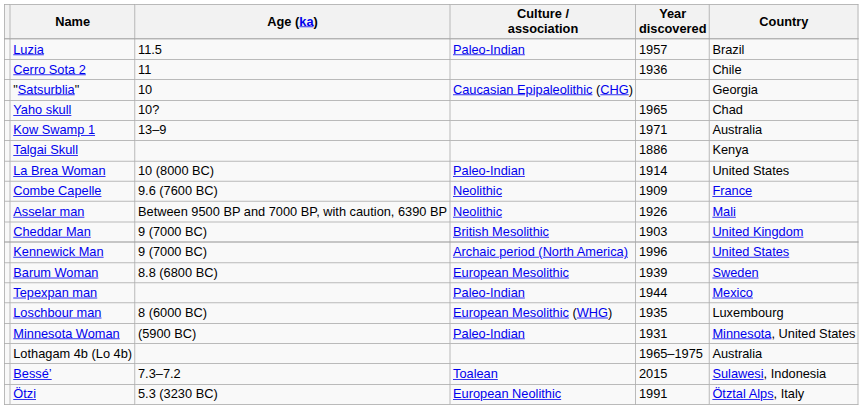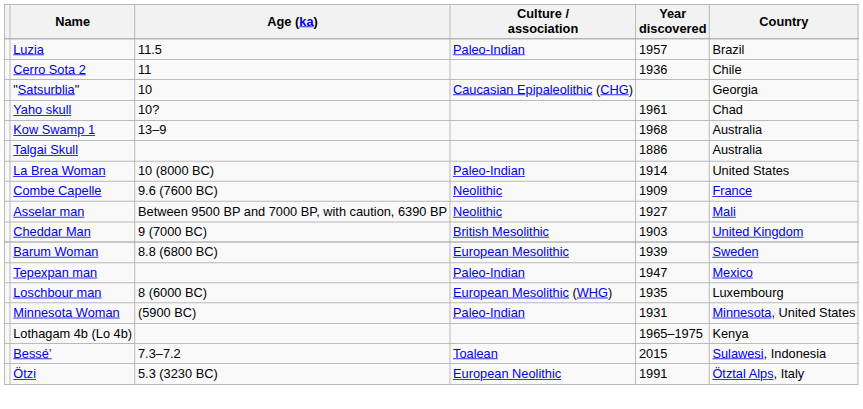(653, 110) 1965 -> (653, 110) 1961
(653, 130) 1971 -> (653, 130) 1968
(731, 150) Kenya -> (737, 150) Australia
(653, 211) 1926 -> (653, 211) 1927
- row: (58, 252)
(653, 292) 1944 -> (653, 272) 1947
(737, 353) Australia -> (731, 333) Kenya
